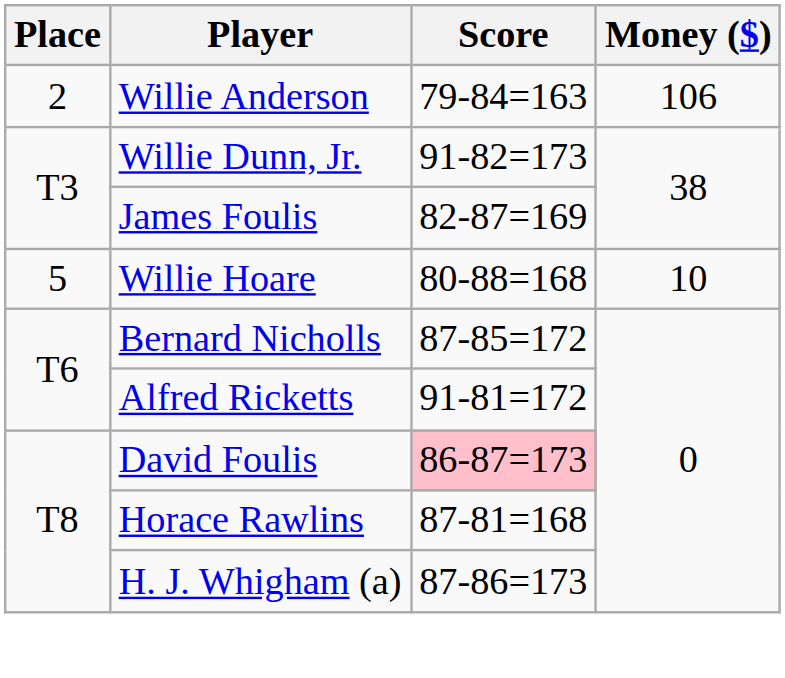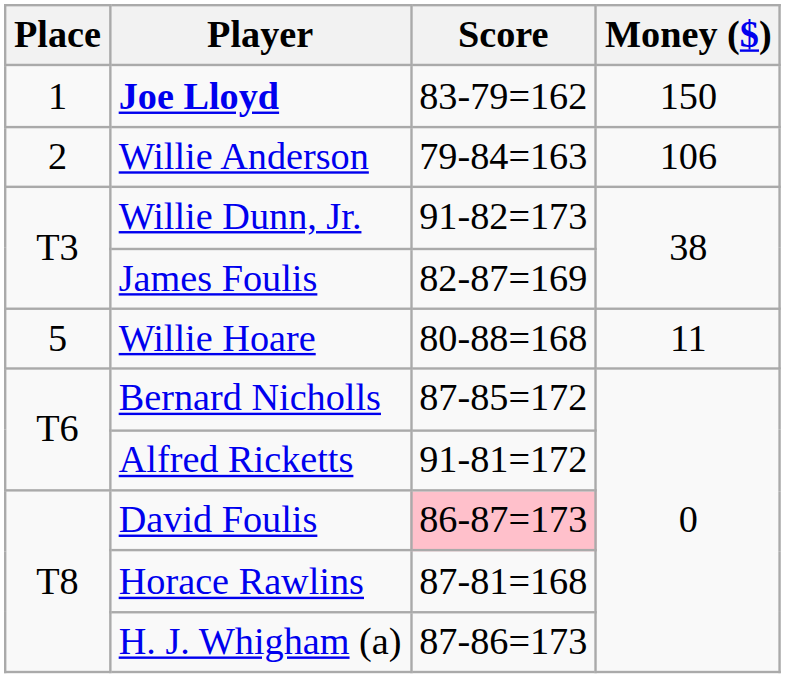+ row: (199, 95)
(688, 277) 10 -> (688, 338) 11
